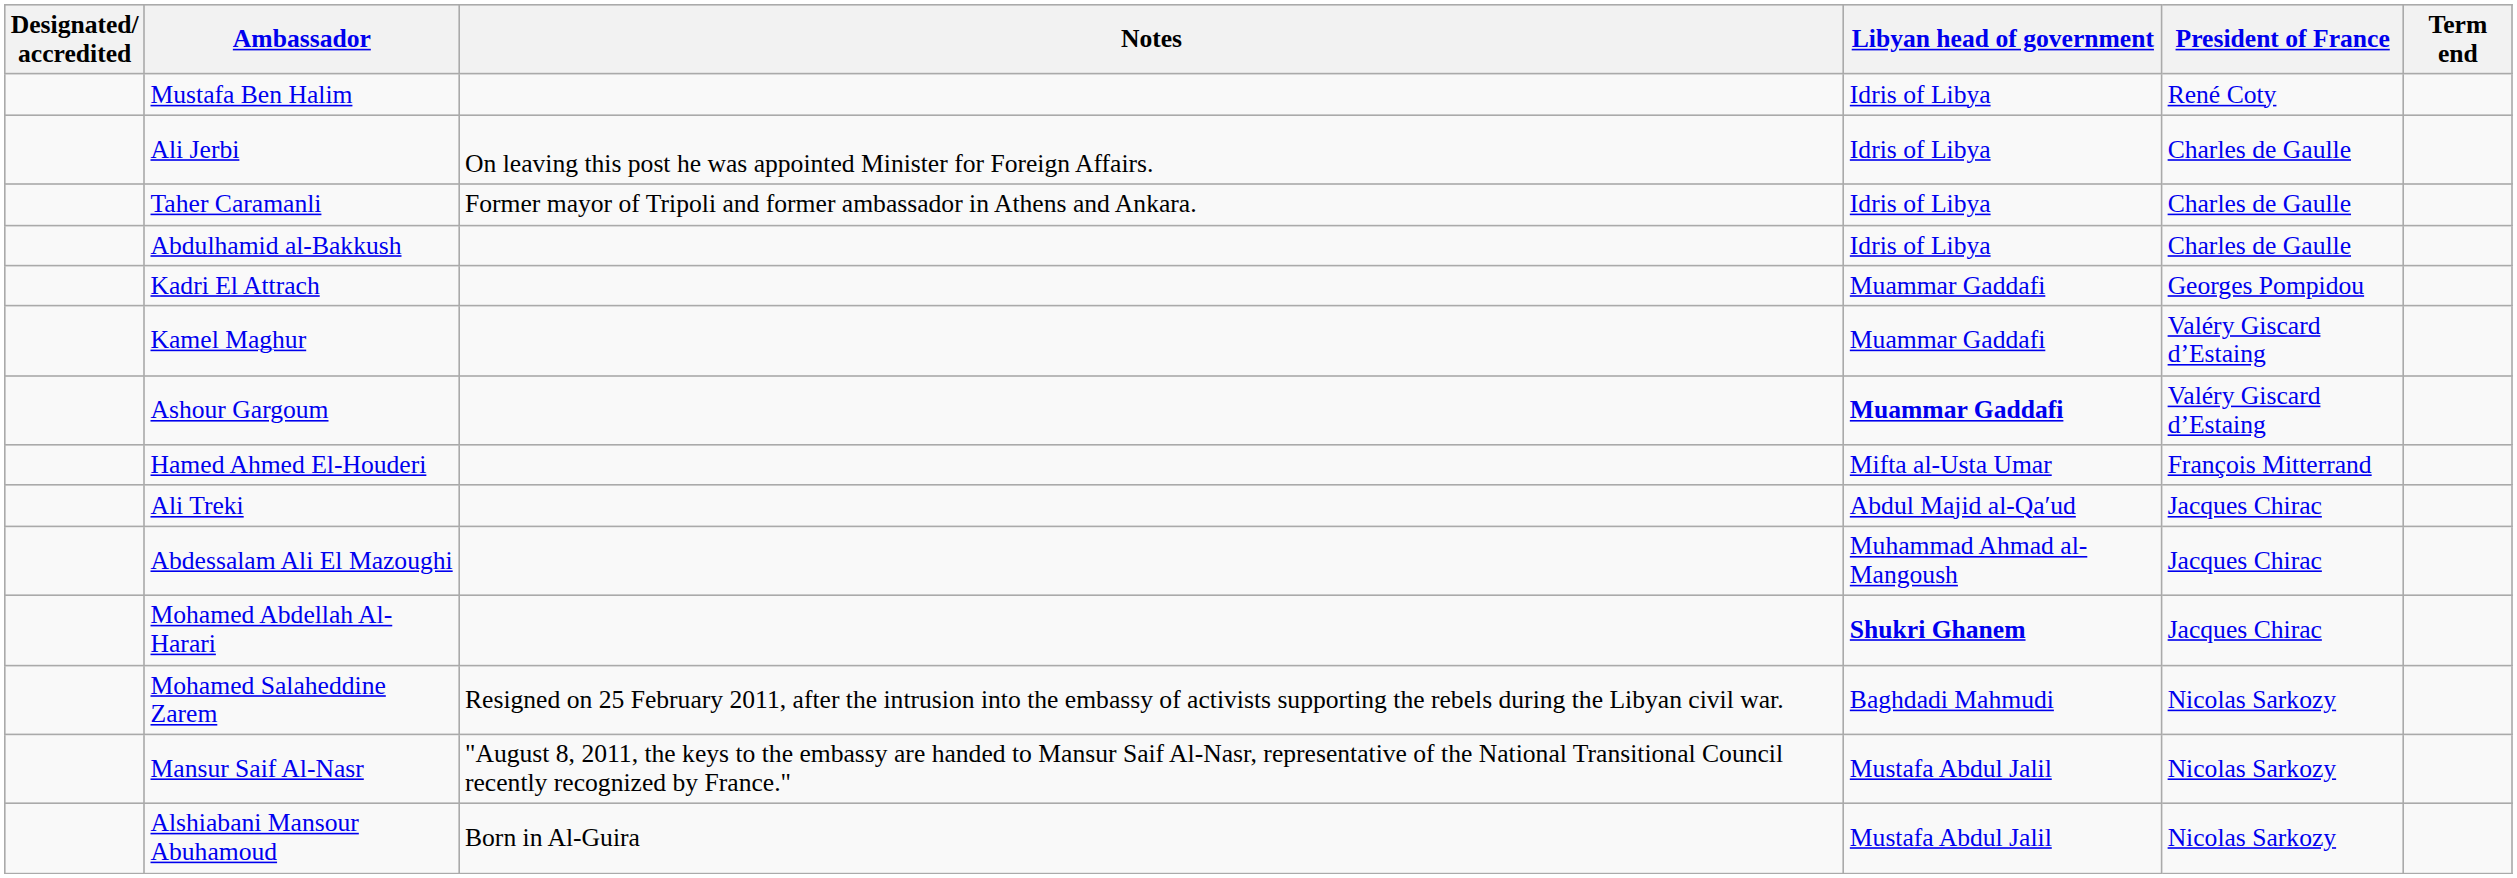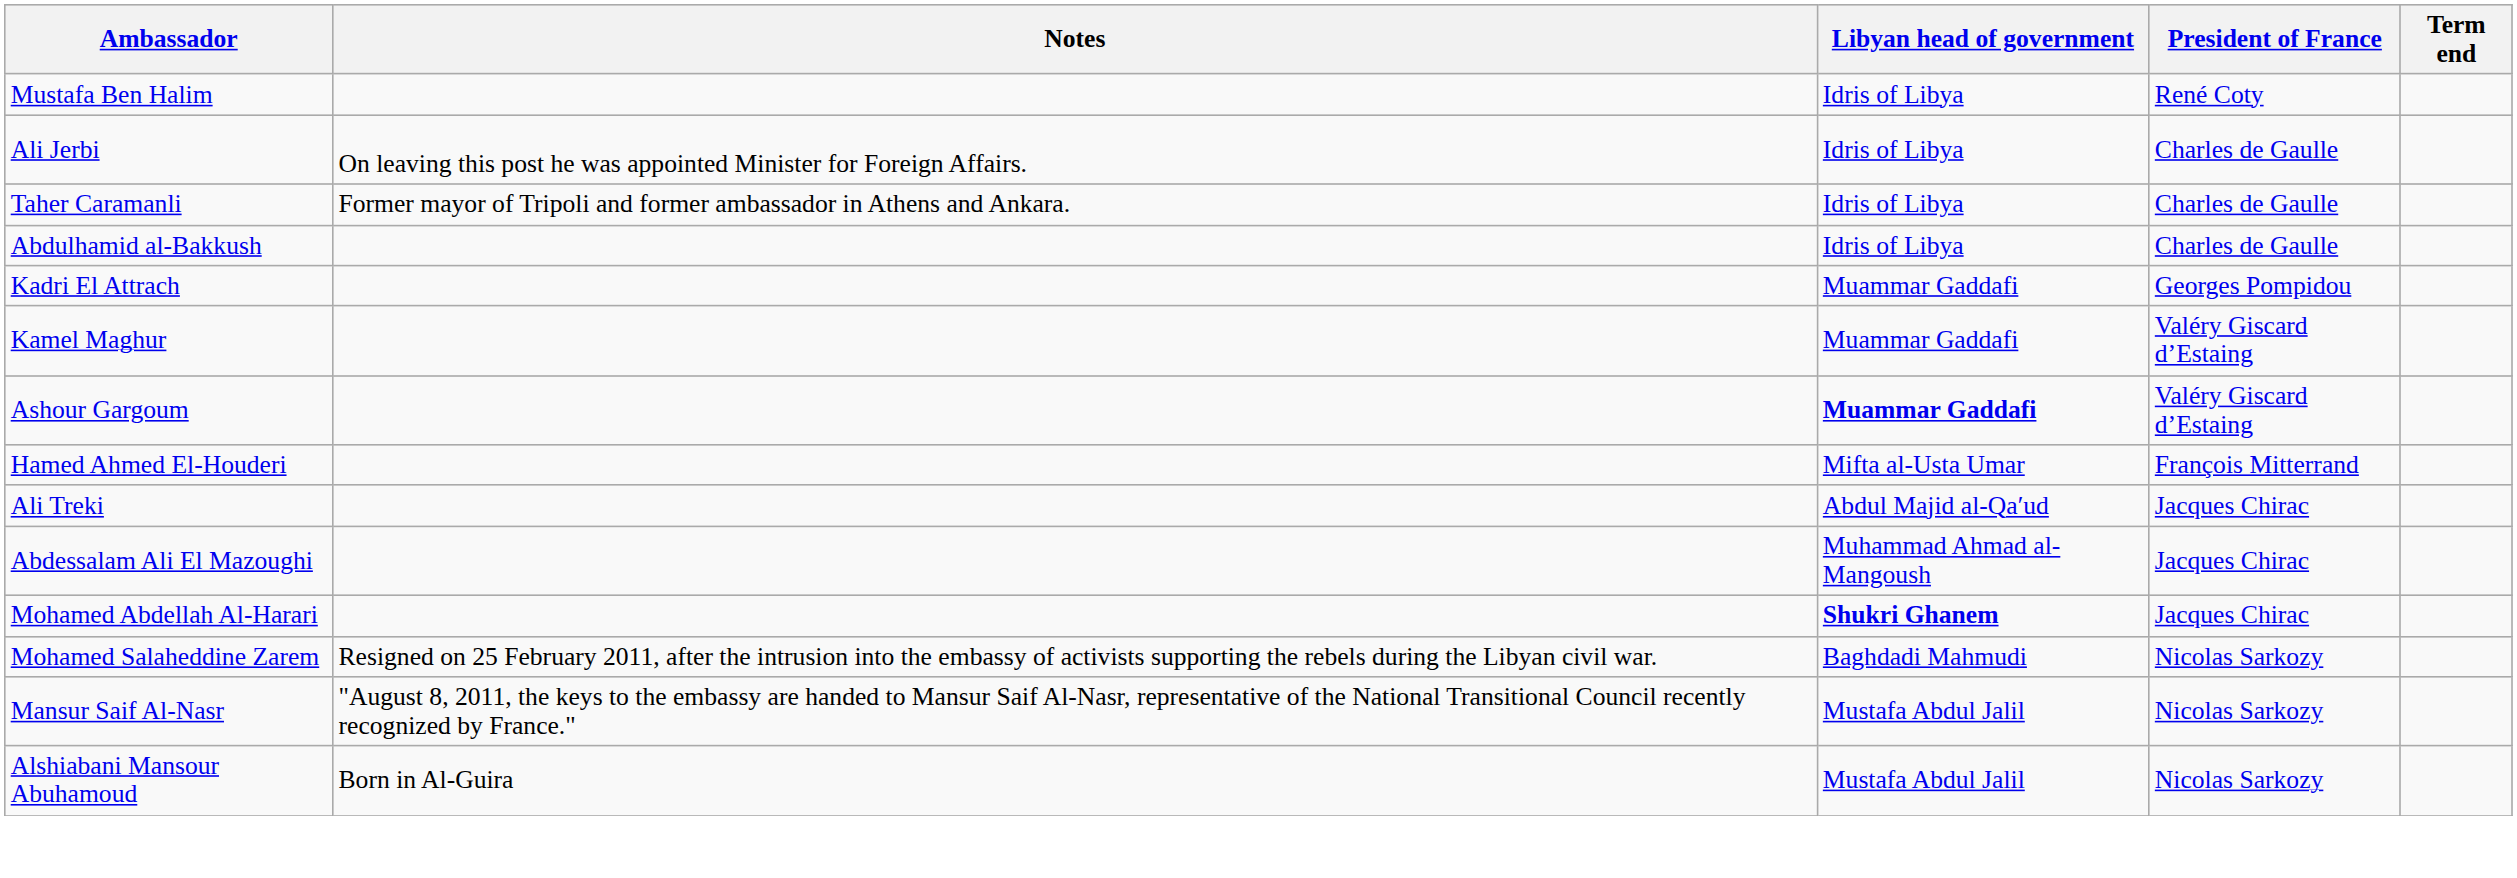- column: (75, 39)
